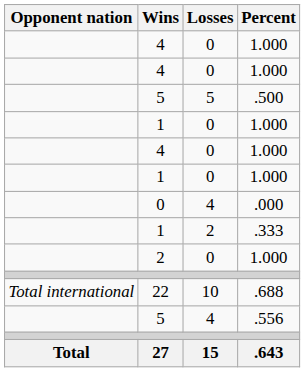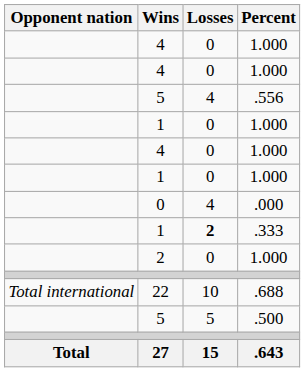rows swapped: (161, 318) <-> (161, 97)
(210, 230) normal -> (210, 230) bold
